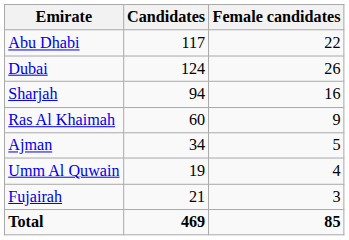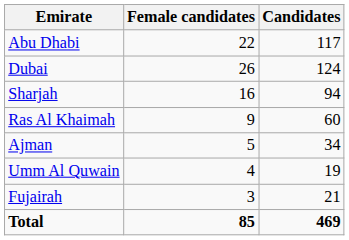columns swapped: (166, 17) <-> (277, 17)
